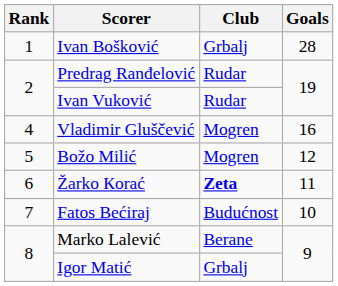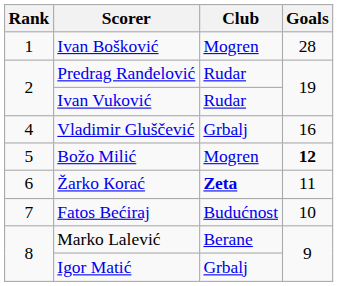(226, 45) Grbalj -> (231, 45) Mogren
(231, 128) Mogren -> (226, 128) Grbalj
(307, 156) normal -> (307, 156) bold
